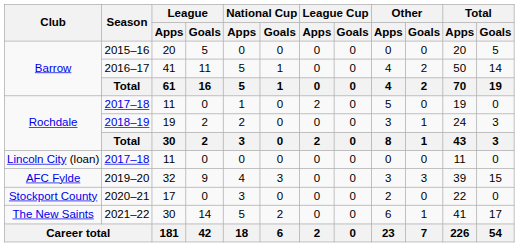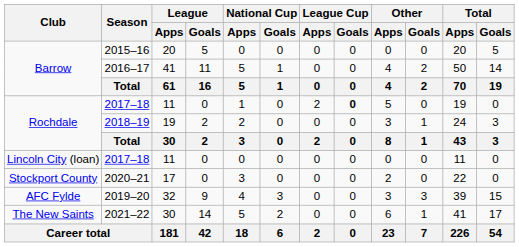(353, 104) normal -> (353, 104) bold
rows swapped: (53, 178) <-> (53, 196)
